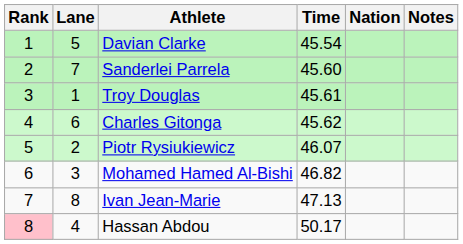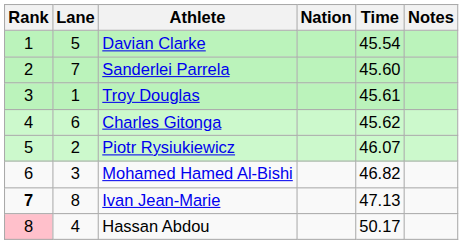columns swapped: (375, 17) <-> (321, 17)
(28, 200) normal -> (28, 200) bold
